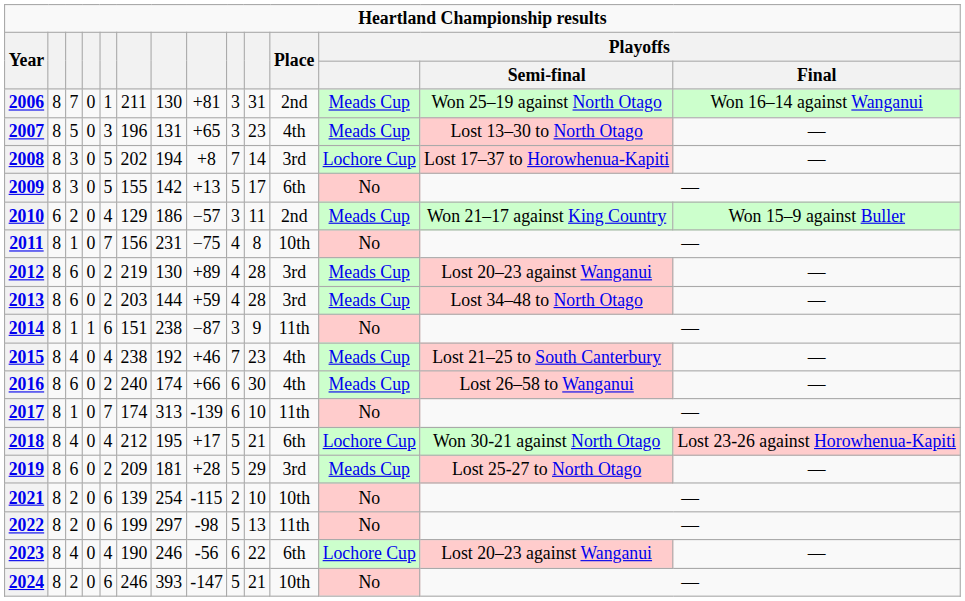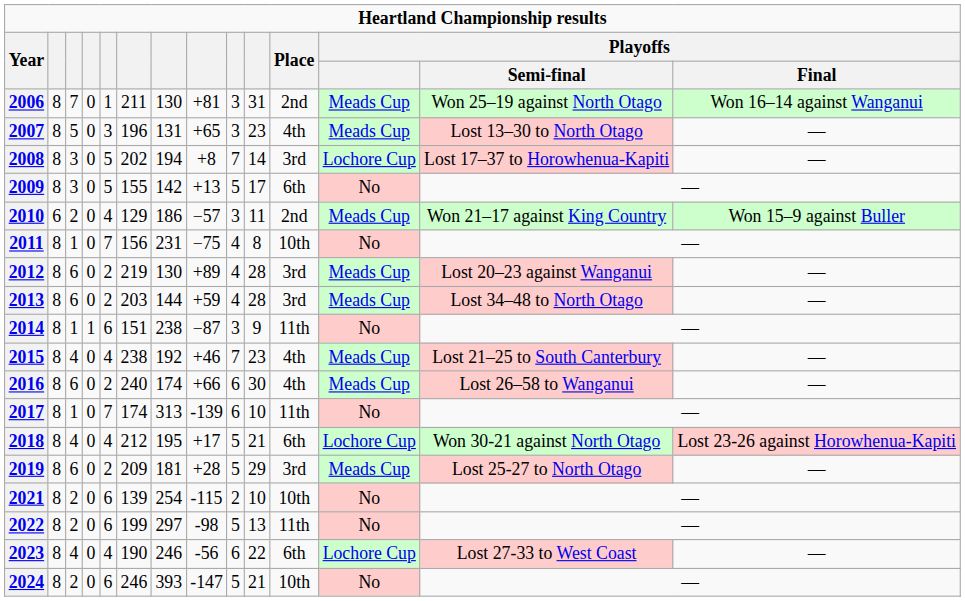(547, 553) Lost 20–23 against Wanganui -> (547, 553) Lost 27-33 to West Coast
